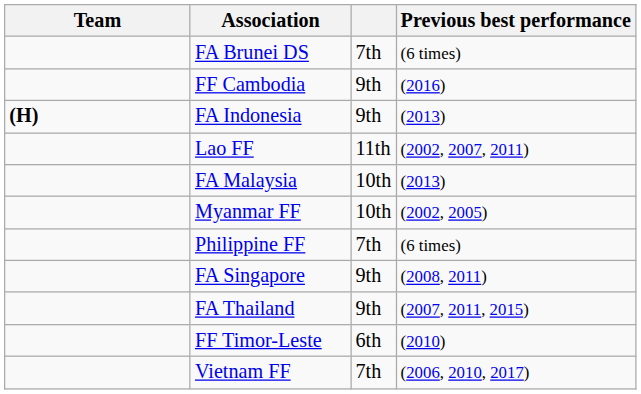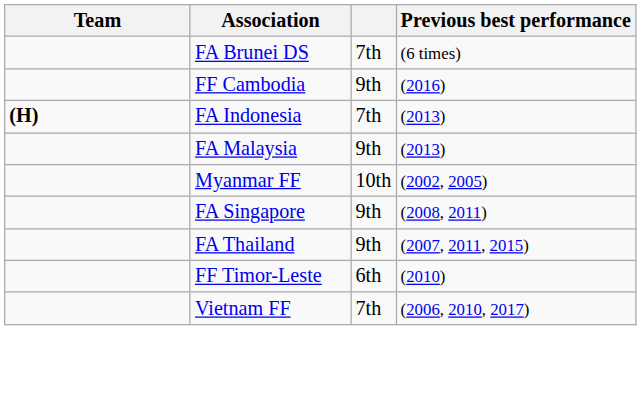(368, 116) 9th -> (368, 116) 7th
- row: (224, 148)
(373, 180) 10th -> (368, 148) 9th
- row: (250, 244)
